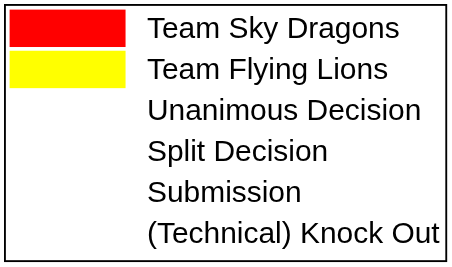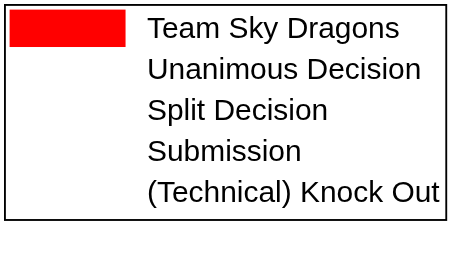- row: (268, 69)
